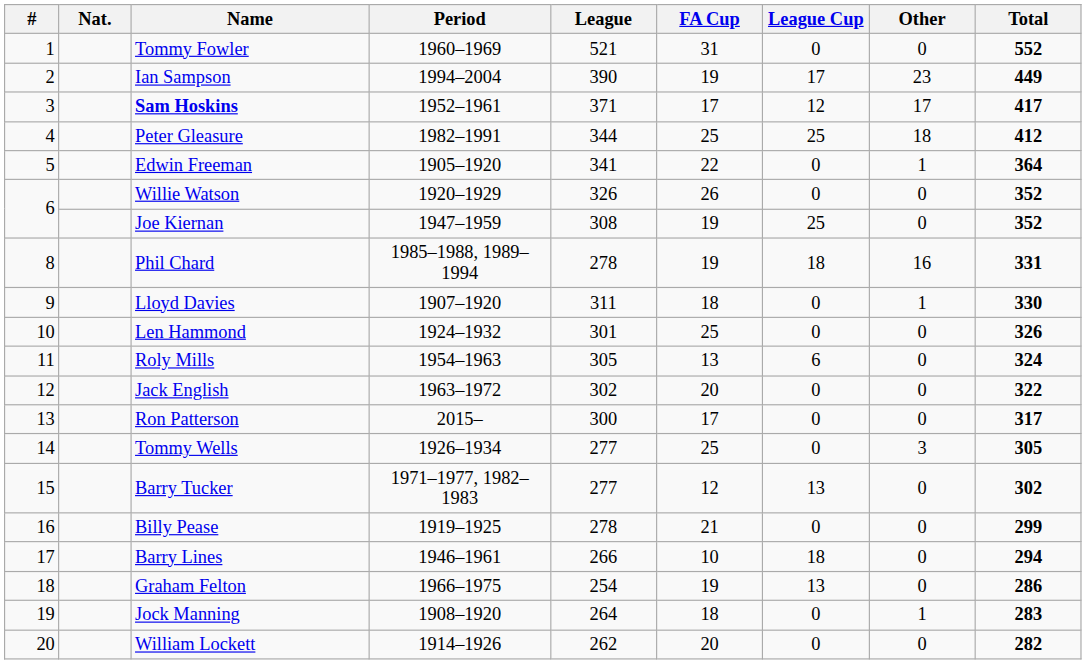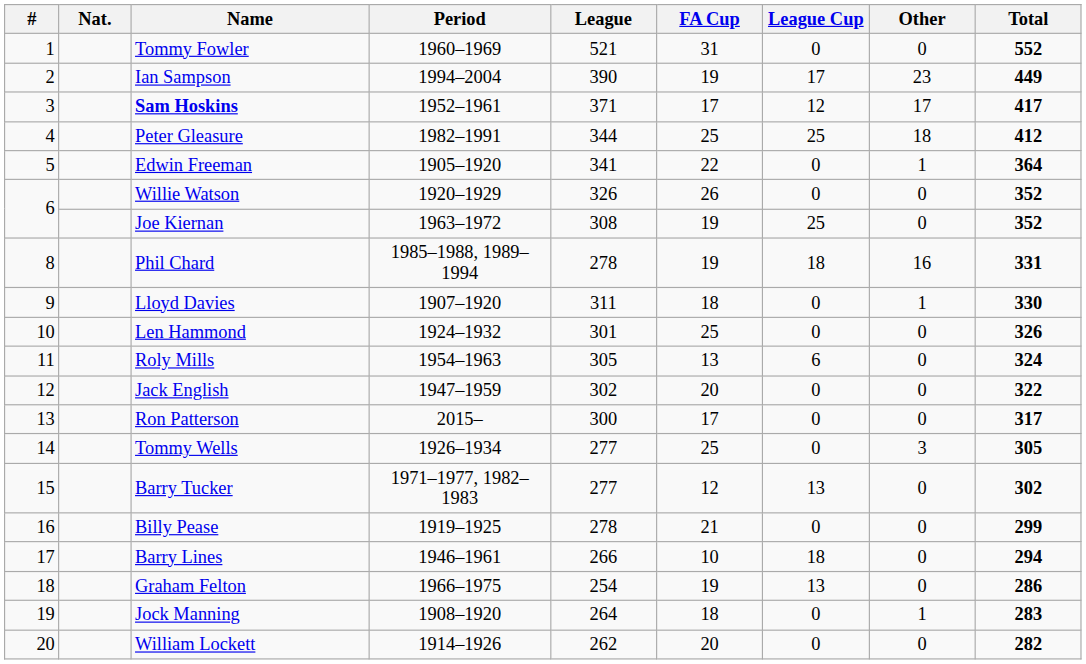(460, 223) 1947–1959 -> (460, 223) 1963–1972
(460, 389) 1963–1972 -> (460, 389) 1947–1959
